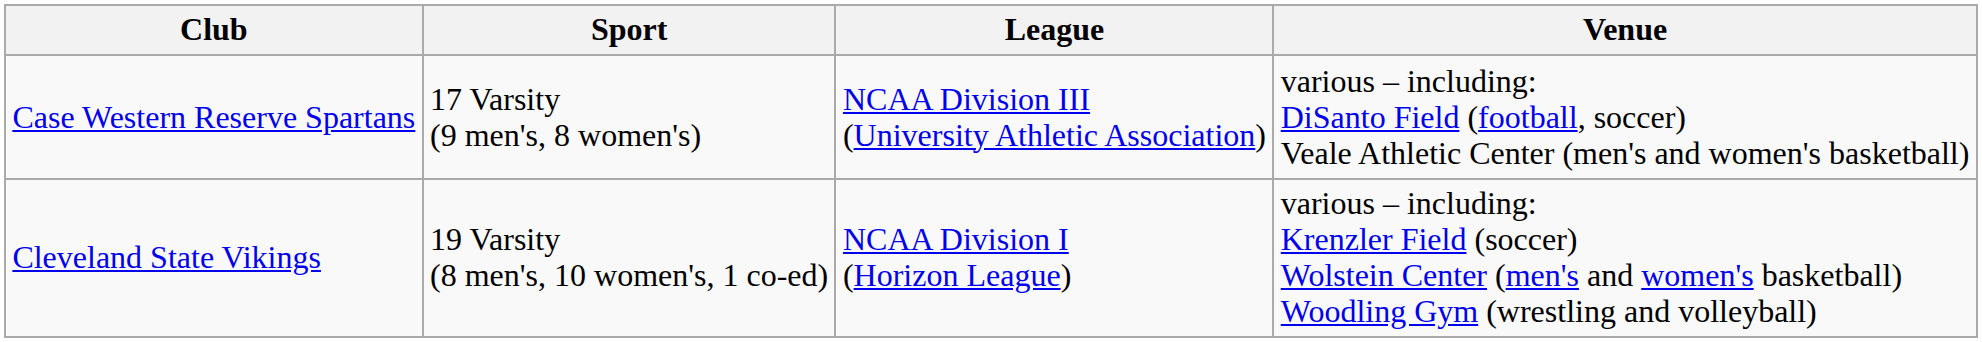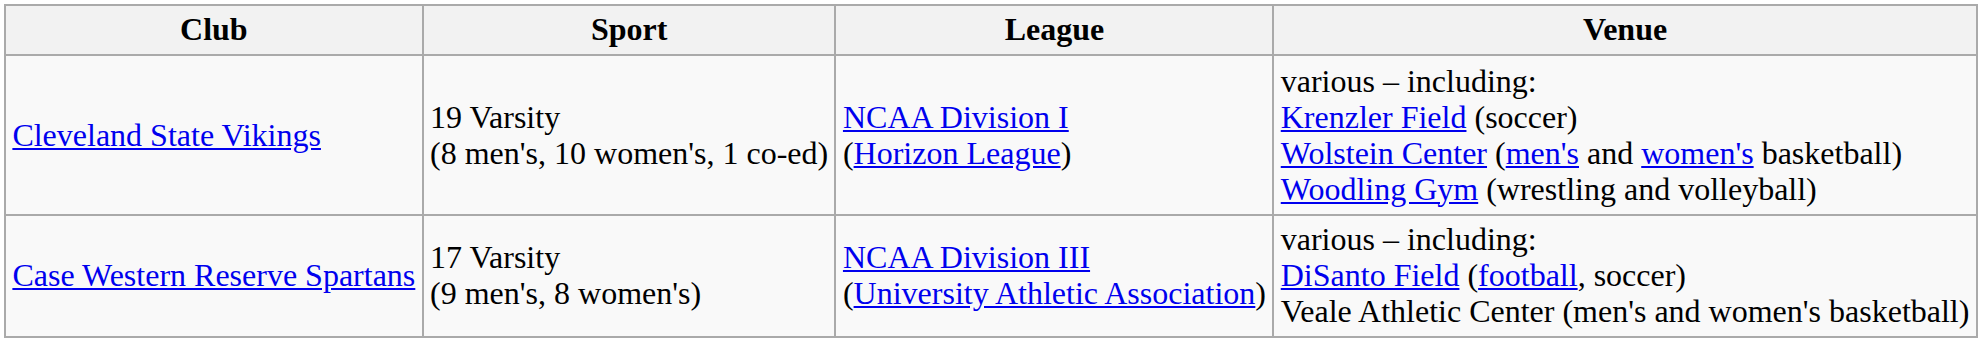rows swapped: (167, 257) <-> (214, 116)
